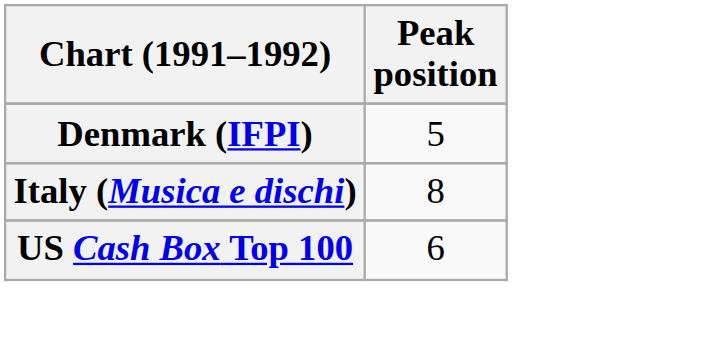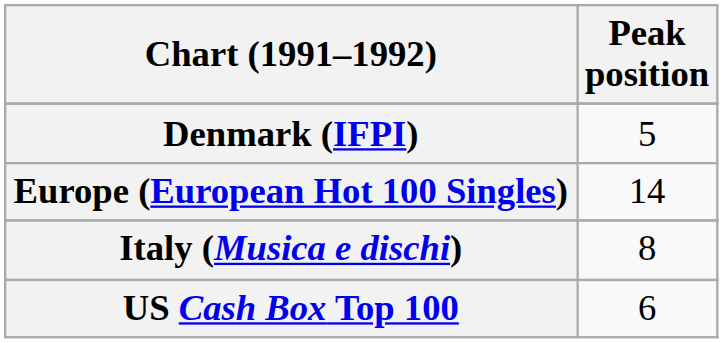+ row: (291, 190)
